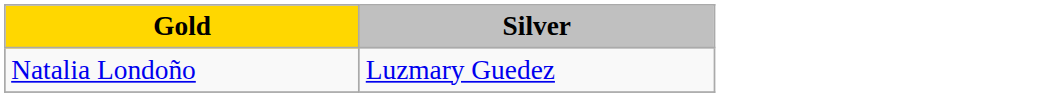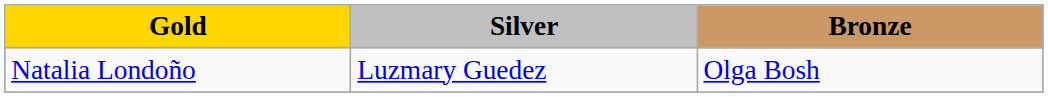+ column: (870, 26)
